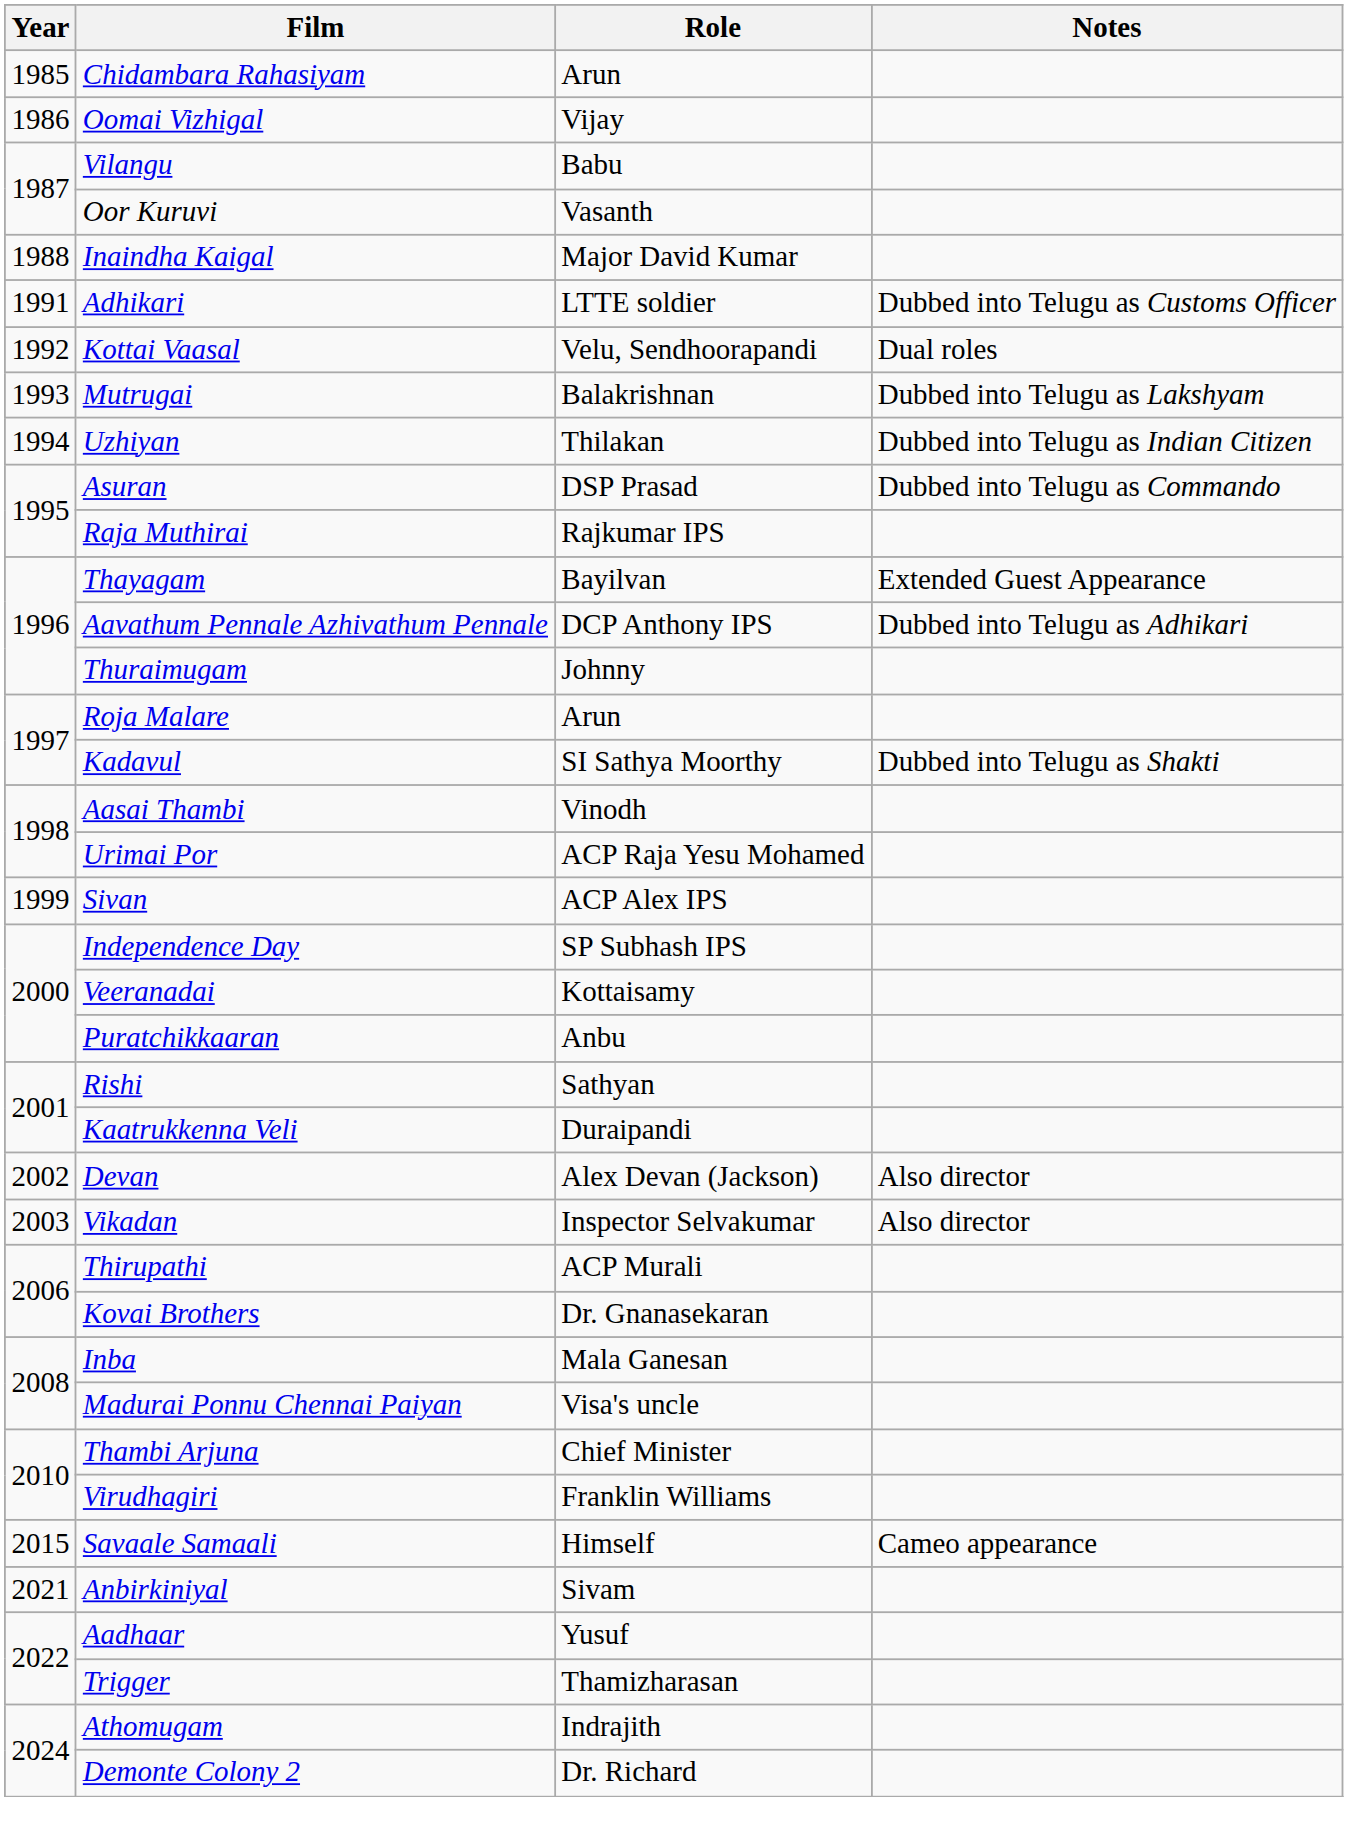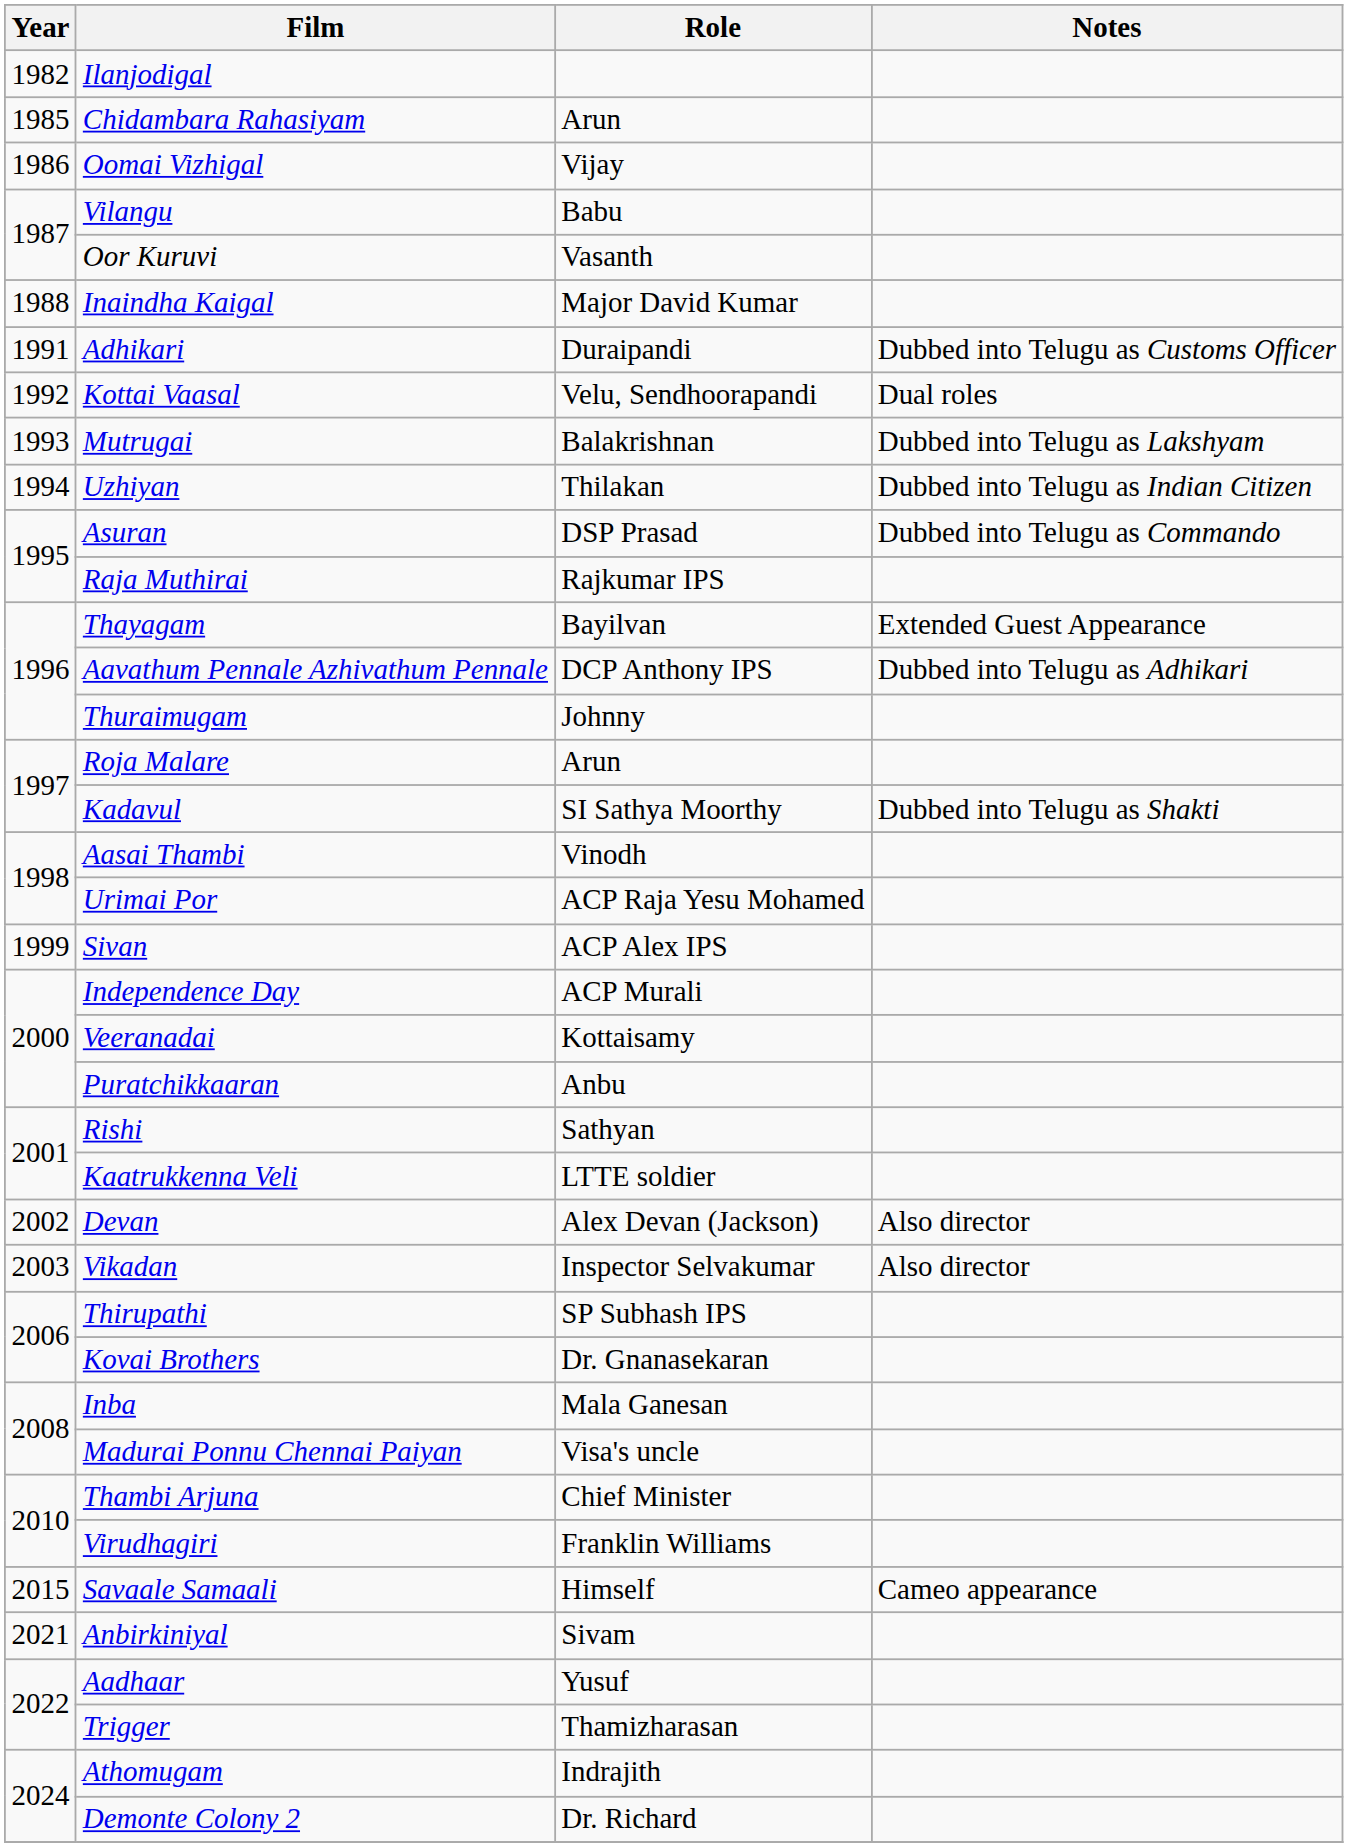+ row: (147, 73)
(638, 303) LTTE soldier -> (626, 348) Duraipandi
(654, 946) SP Subhash IPS -> (632, 991) ACP Murali
(626, 1129) Duraipandi -> (638, 1175) LTTE soldier
(632, 1267) ACP Murali -> (654, 1313) SP Subhash IPS
